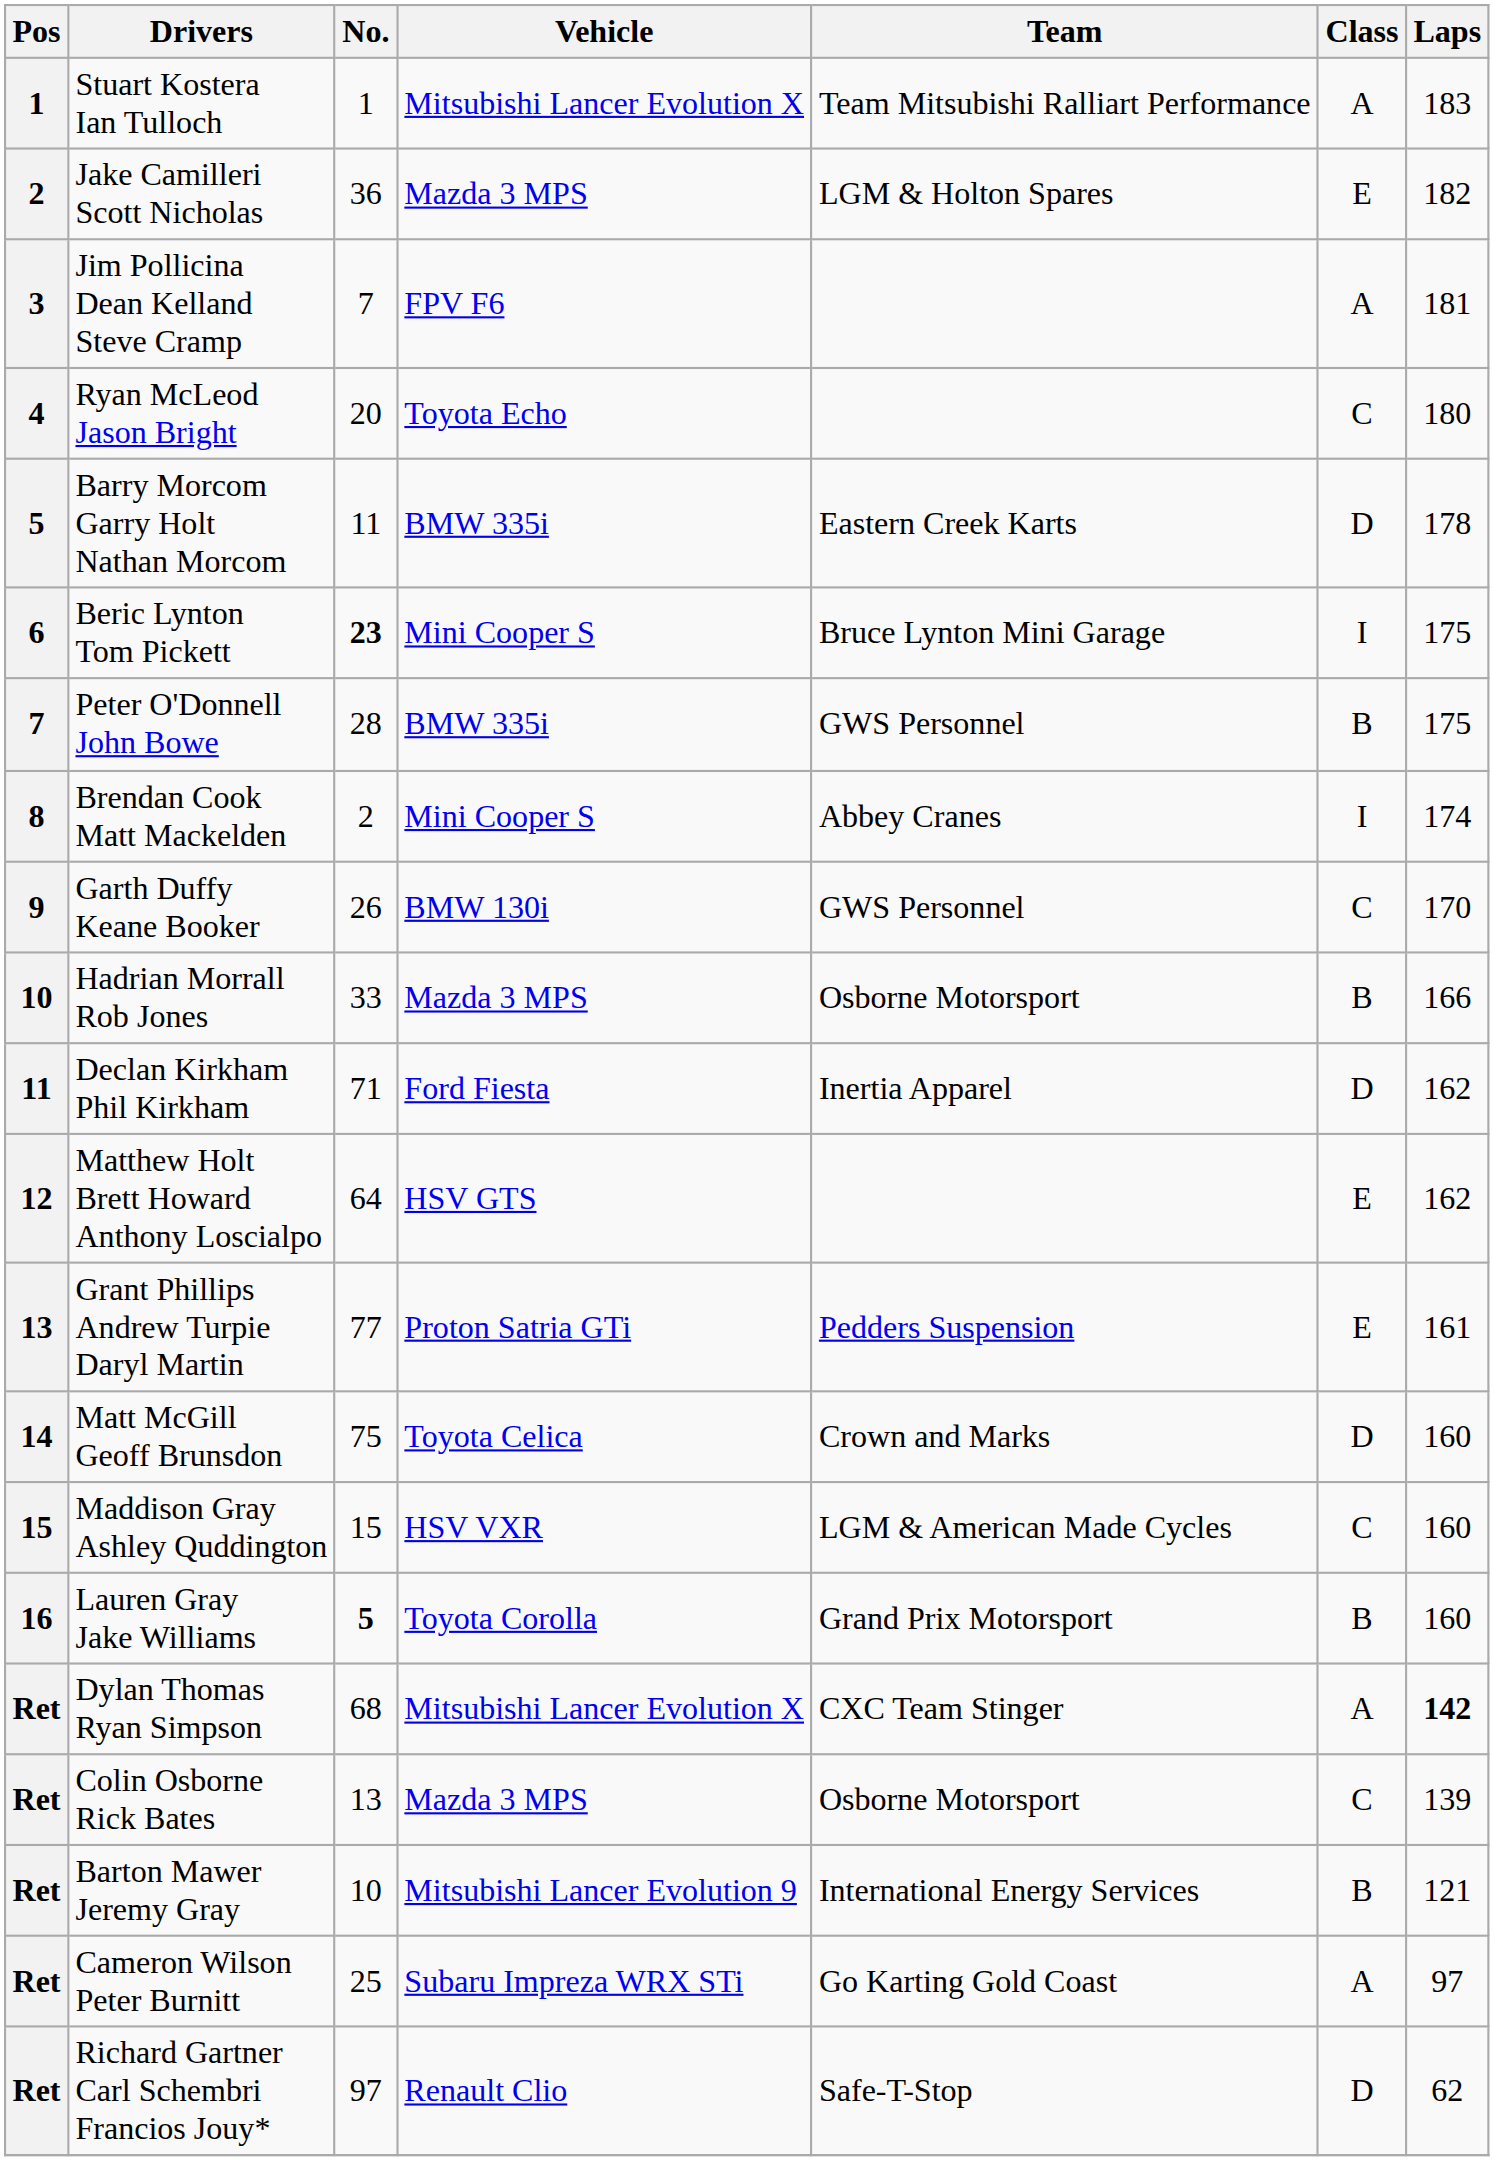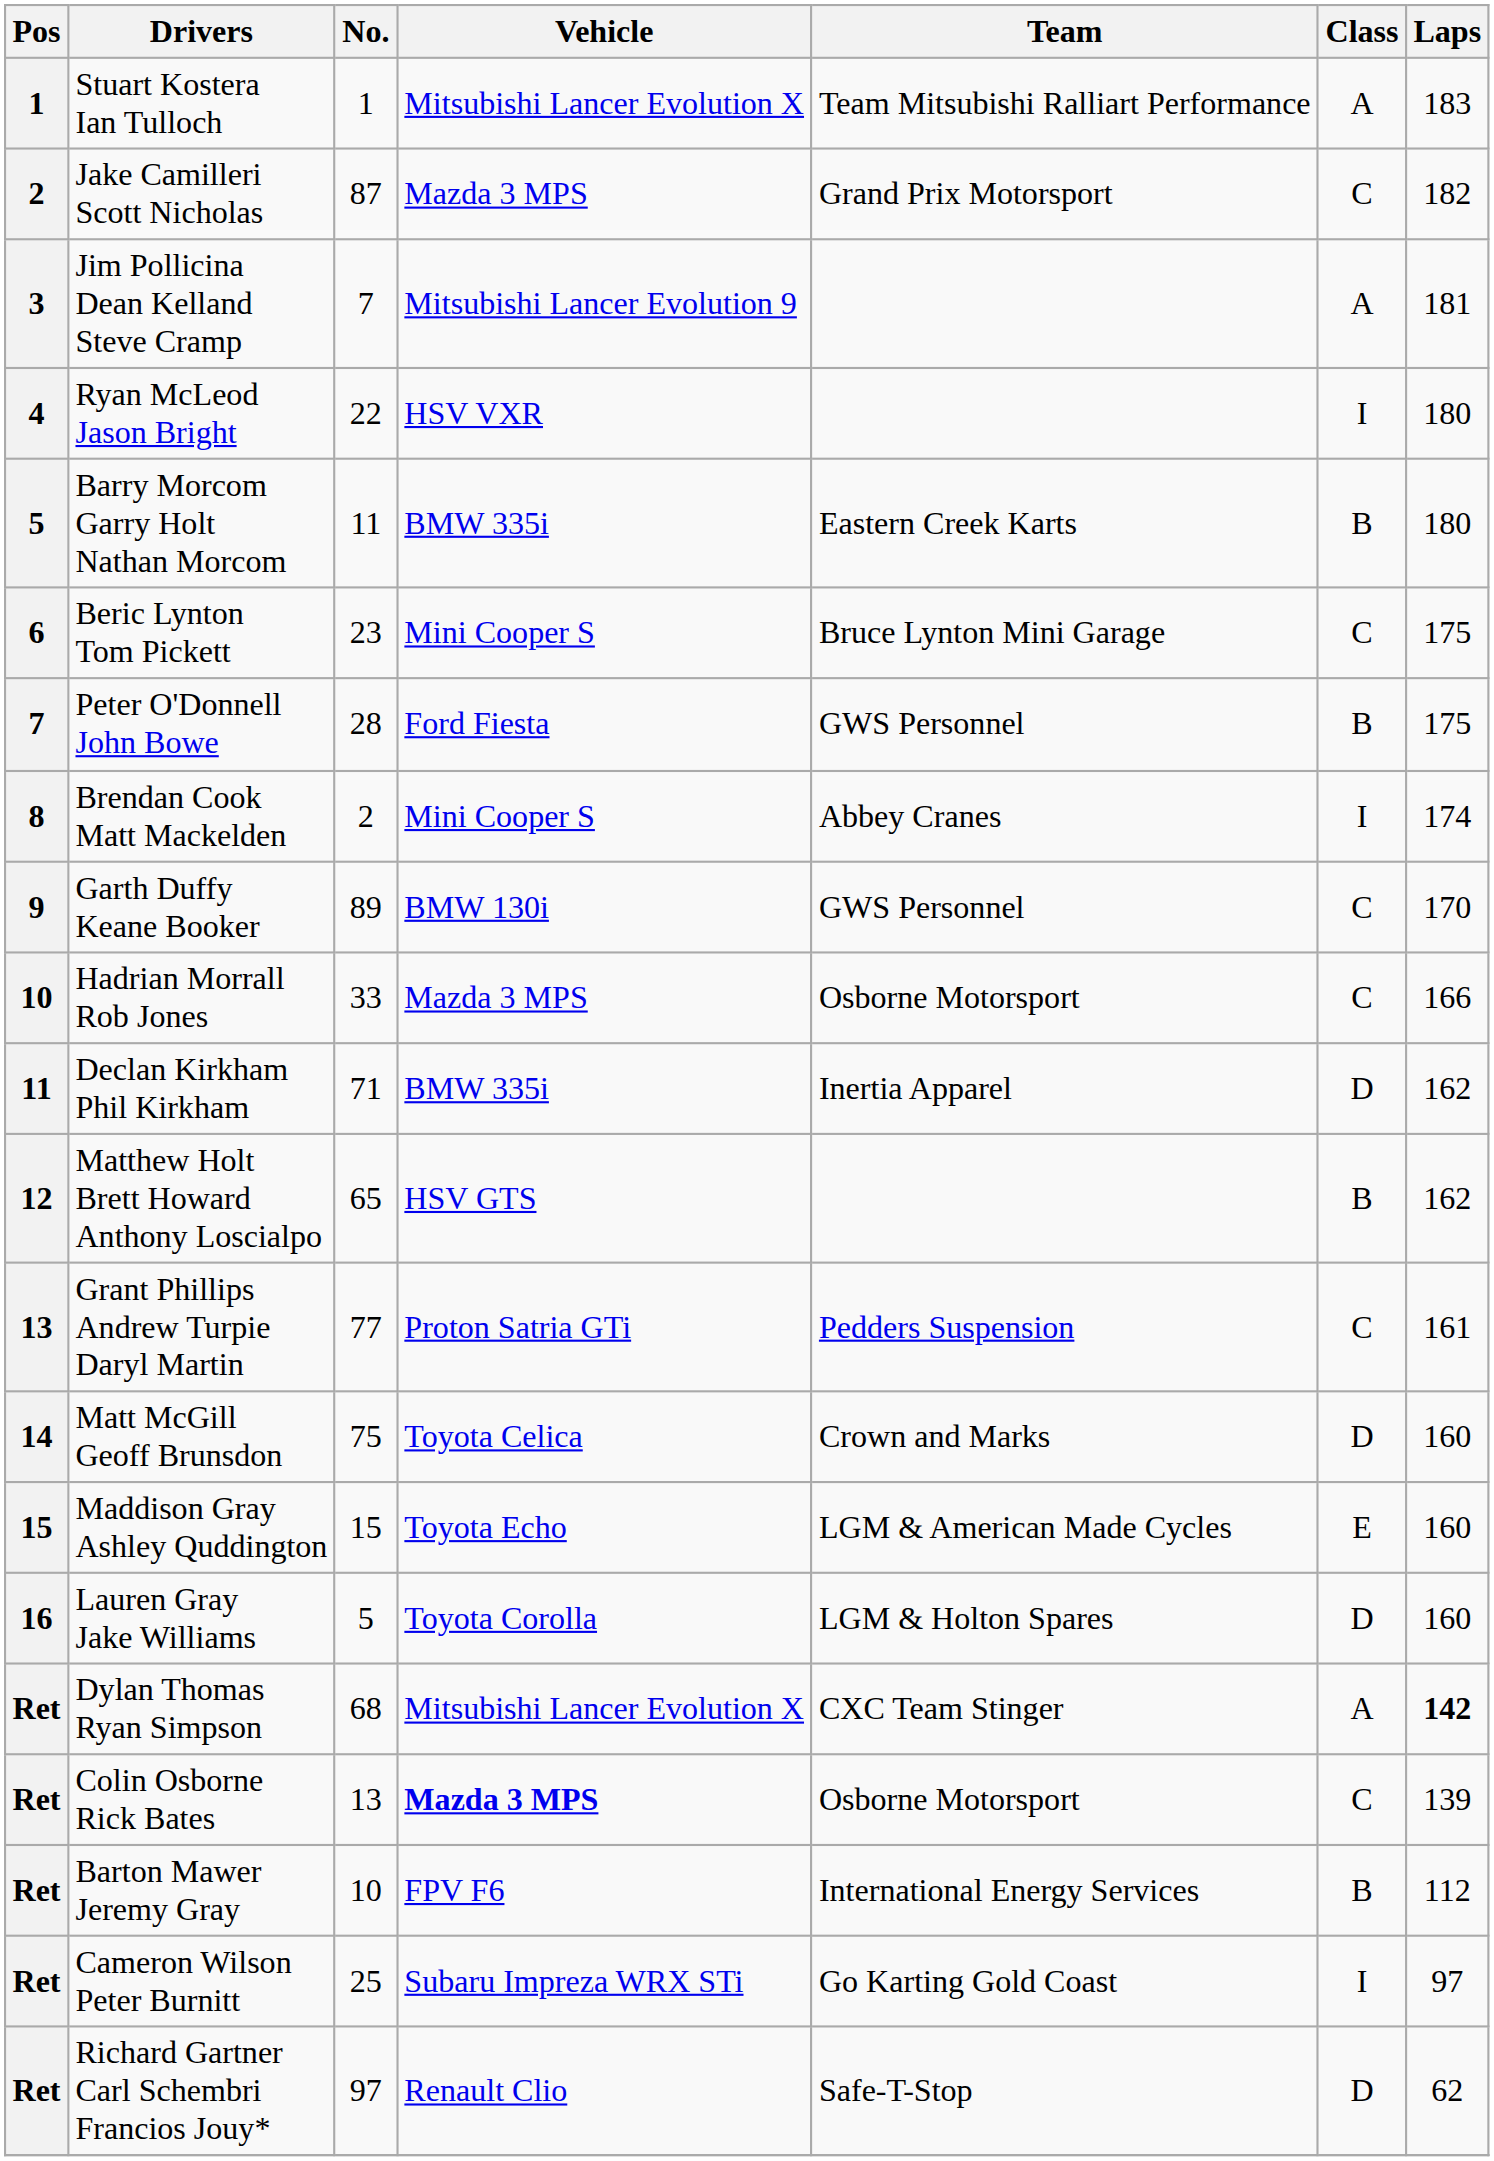(366, 193) 36 -> (366, 193) 87
(966, 193) LGM & Holton Spares -> (966, 193) Grand Prix Motorsport
(1362, 193) E -> (1362, 193) C
(454, 303) FPV F6 -> (601, 303) Mitsubishi Lancer Evolution 9
(366, 413) 20 -> (366, 413) 22
(486, 413) Toyota Echo -> (474, 413) HSV VXR
(1362, 413) C -> (1362, 413) I
(1362, 523) D -> (1362, 523) B
(1447, 523) 178 -> (1447, 523) 180
(366, 633) bold -> (366, 633) normal
(1362, 633) I -> (1362, 633) C
(477, 724) BMW 335i -> (477, 724) Ford Fiesta
(366, 905) 26 -> (366, 905) 89
(1362, 996) B -> (1362, 996) C
(477, 1087) Ford Fiesta -> (477, 1087) BMW 335i
(366, 1197) 64 -> (366, 1197) 65
(1362, 1197) E -> (1362, 1197) B
(1362, 1326) E -> (1362, 1326) C
(474, 1526) HSV VXR -> (486, 1526) Toyota Echo
(1362, 1526) C -> (1362, 1526) E
(366, 1617) bold -> (366, 1617) normal
(966, 1617) Grand Prix Motorsport -> (966, 1617) LGM & Holton Spares
(1362, 1617) B -> (1362, 1617) D
(496, 1799) normal -> (501, 1799) bold
(601, 1890) Mitsubishi Lancer Evolution 9 -> (454, 1890) FPV F6
(1447, 1890) 121 -> (1447, 1890) 112
(1362, 1981) A -> (1362, 1981) I
